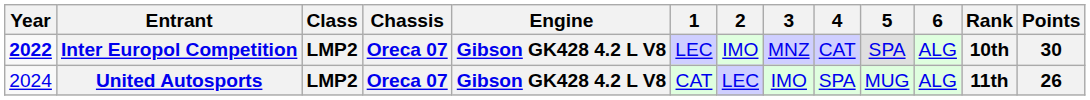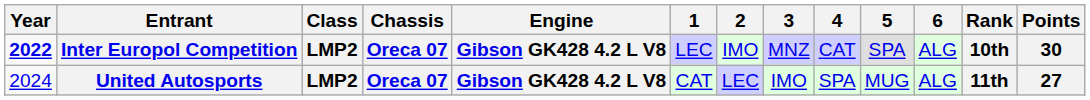(1051, 80) 26 -> (1051, 80) 27
